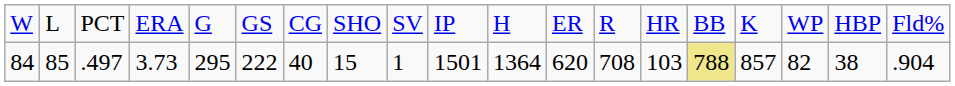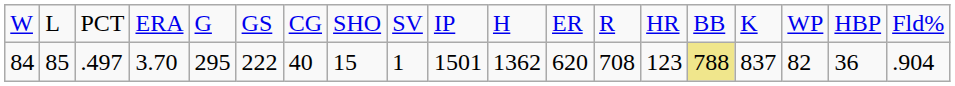(156, 61) 3.73 -> (156, 61) 3.70
(517, 61) 1364 -> (517, 61) 1362
(664, 61) 103 -> (664, 61) 123
(758, 61) 857 -> (758, 61) 837
(846, 61) 38 -> (846, 61) 36
